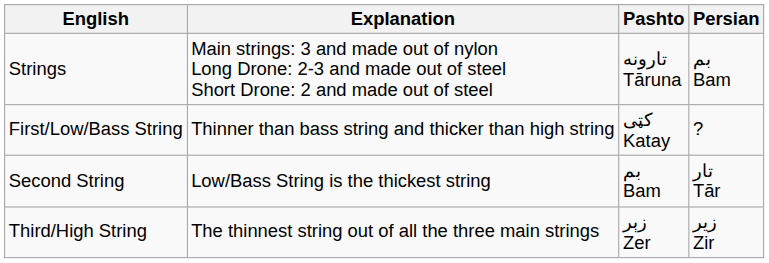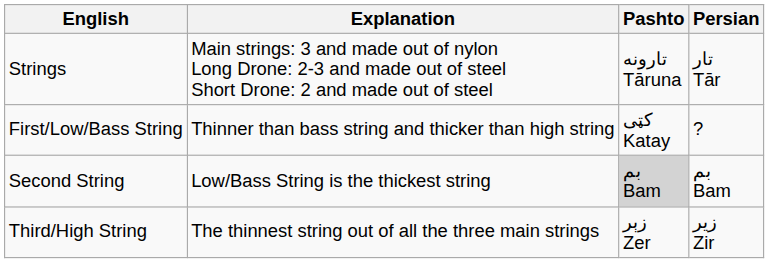(712, 69) بم Bam -> (707, 69) تار Tār
(642, 181) no background -> (642, 181) lightgrey background
(707, 181) تار Tār -> (712, 181) بم Bam
